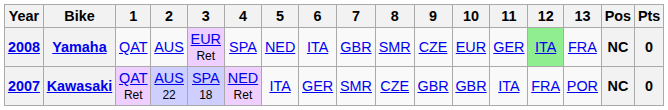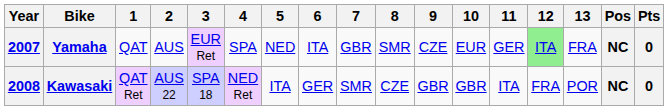(24, 47) 2008 -> (24, 47) 2007
(24, 86) 2007 -> (24, 86) 2008
